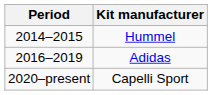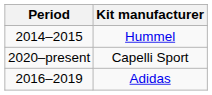rows swapped: (150, 57) <-> (150, 79)
